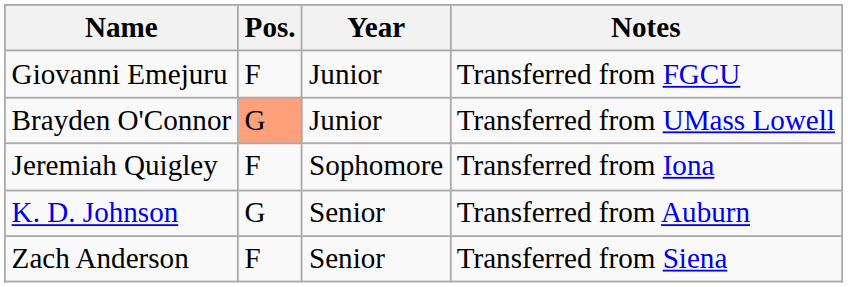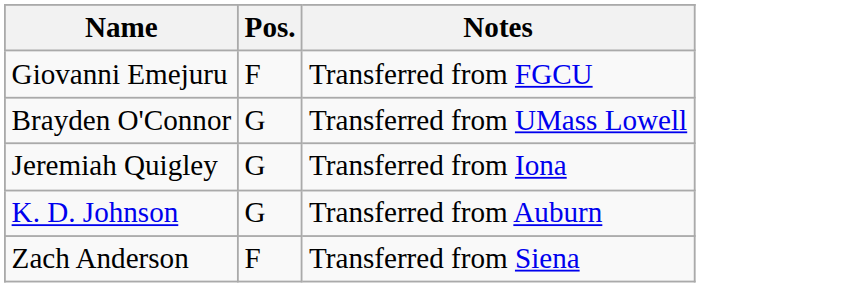- column: (376, 27)
(255, 119) lightsalmon background -> (255, 119) no background
(253, 166) F -> (255, 166) G
